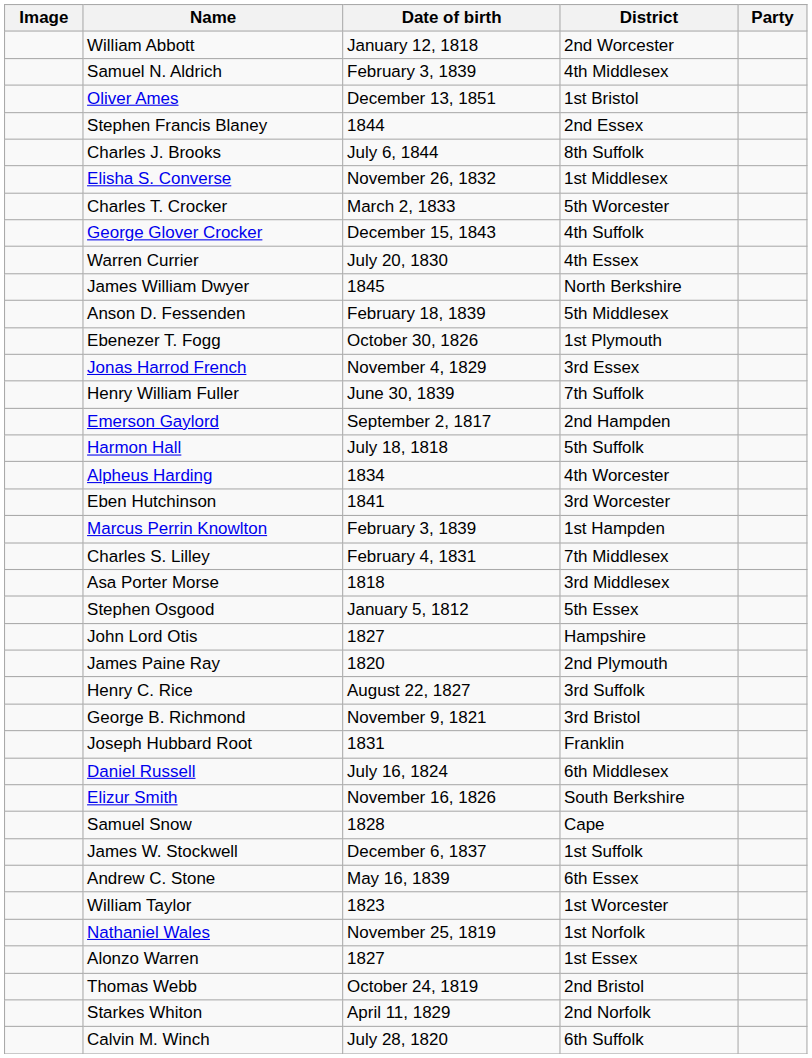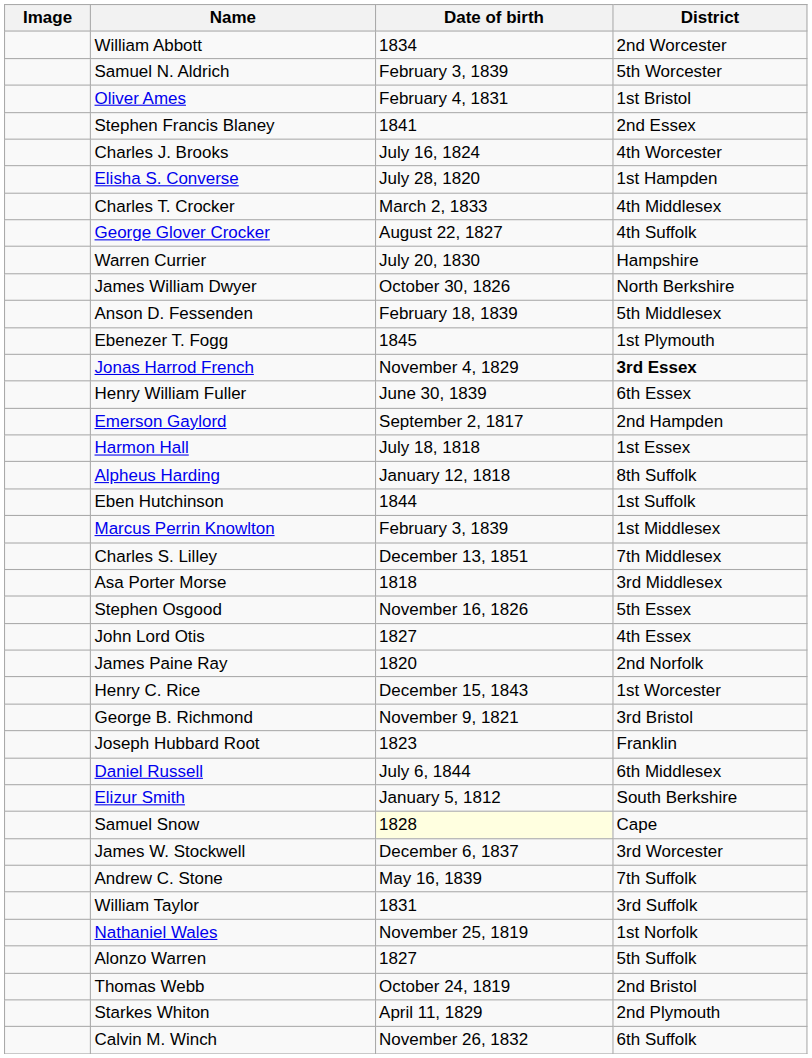- column: (773, 17)
(413, 44) January 12, 1818 -> (398, 44) 1834
(616, 71) 4th Middlesex -> (669, 71) 5th Worcester
(422, 98) December 13, 1851 -> (444, 98) February 4, 1831
(366, 125) 1844 -> (398, 125) 1841
(393, 152) July 6, 1844 -> (430, 152) July 16, 1824
(604, 152) 8th Suffolk -> (669, 152) 4th Worcester
(422, 179) November 26, 1832 -> (430, 179) July 28, 1820
(616, 179) 1st Middlesex -> (667, 179) 1st Hampden
(617, 206) 5th Worcester -> (669, 206) 4th Middlesex
(422, 233) December 15, 1843 -> (441, 233) August 22, 1827
(601, 260) 4th Essex -> (658, 260) Hampshire
(366, 286) 1845 -> (445, 286) October 30, 1826
(413, 340) October 30, 1826 -> (398, 340) 1845
(602, 367) normal -> (657, 367) bold
(604, 394) 7th Suffolk -> (654, 394) 6th Essex
(604, 448) 5th Suffolk -> (653, 448) 1st Essex
(366, 475) 1834 -> (445, 475) January 12, 1818
(617, 475) 4th Worcester -> (657, 475) 8th Suffolk
(366, 502) 1841 -> (398, 502) 1844
(617, 502) 3rd Worcester -> (656, 502) 1st Suffolk
(614, 529) 1st Hampden -> (668, 529) 1st Middlesex
(412, 555) February 4, 1831 -> (454, 555) December 13, 1851
(408, 609) January 5, 1812 -> (454, 609) November 16, 1826
(605, 636) Hampshire -> (654, 636) 4th Essex
(616, 663) 2nd Plymouth -> (660, 663) 2nd Norfolk
(409, 690) August 22, 1827 -> (454, 690) December 15, 1843
(604, 690) 3rd Suffolk -> (669, 690) 1st Worcester
(366, 744) 1831 -> (398, 744) 1823
(397, 771) July 16, 1824 -> (425, 771) July 6, 1844
(422, 797) November 16, 1826 -> (440, 797) January 5, 1812
(366, 824) no background -> (398, 824) lightyellow background
(603, 851) 1st Suffolk -> (670, 851) 3rd Worcester
(601, 878) 6th Essex -> (657, 878) 7th Suffolk
(366, 905) 1823 -> (398, 905) 1831
(616, 905) 1st Worcester -> (657, 905) 3rd Suffolk
(601, 959) 1st Essex -> (657, 959) 5th Suffolk
(607, 1013) 2nd Norfolk -> (668, 1013) 2nd Plymouth
(397, 1040) July 28, 1820 -> (454, 1040) November 26, 1832
